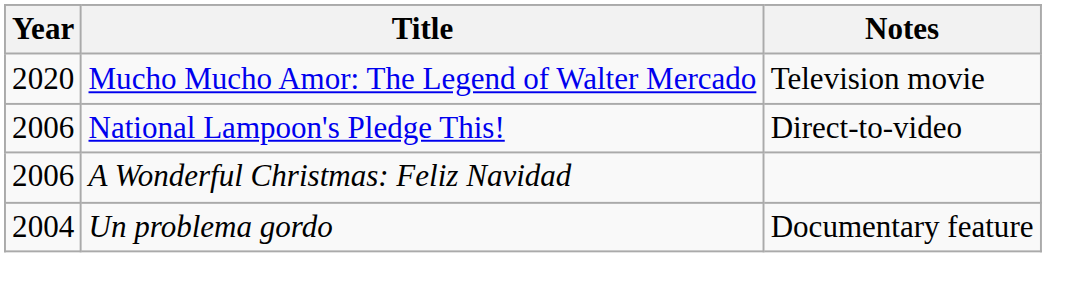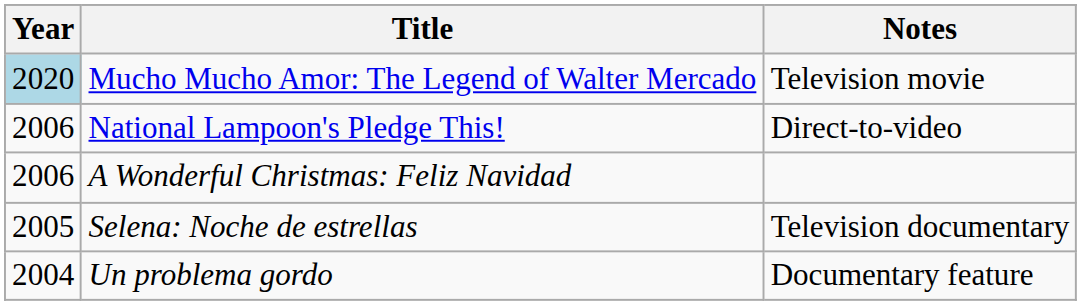(43, 78) no background -> (43, 78) lightblue background
+ row: (253, 226)
